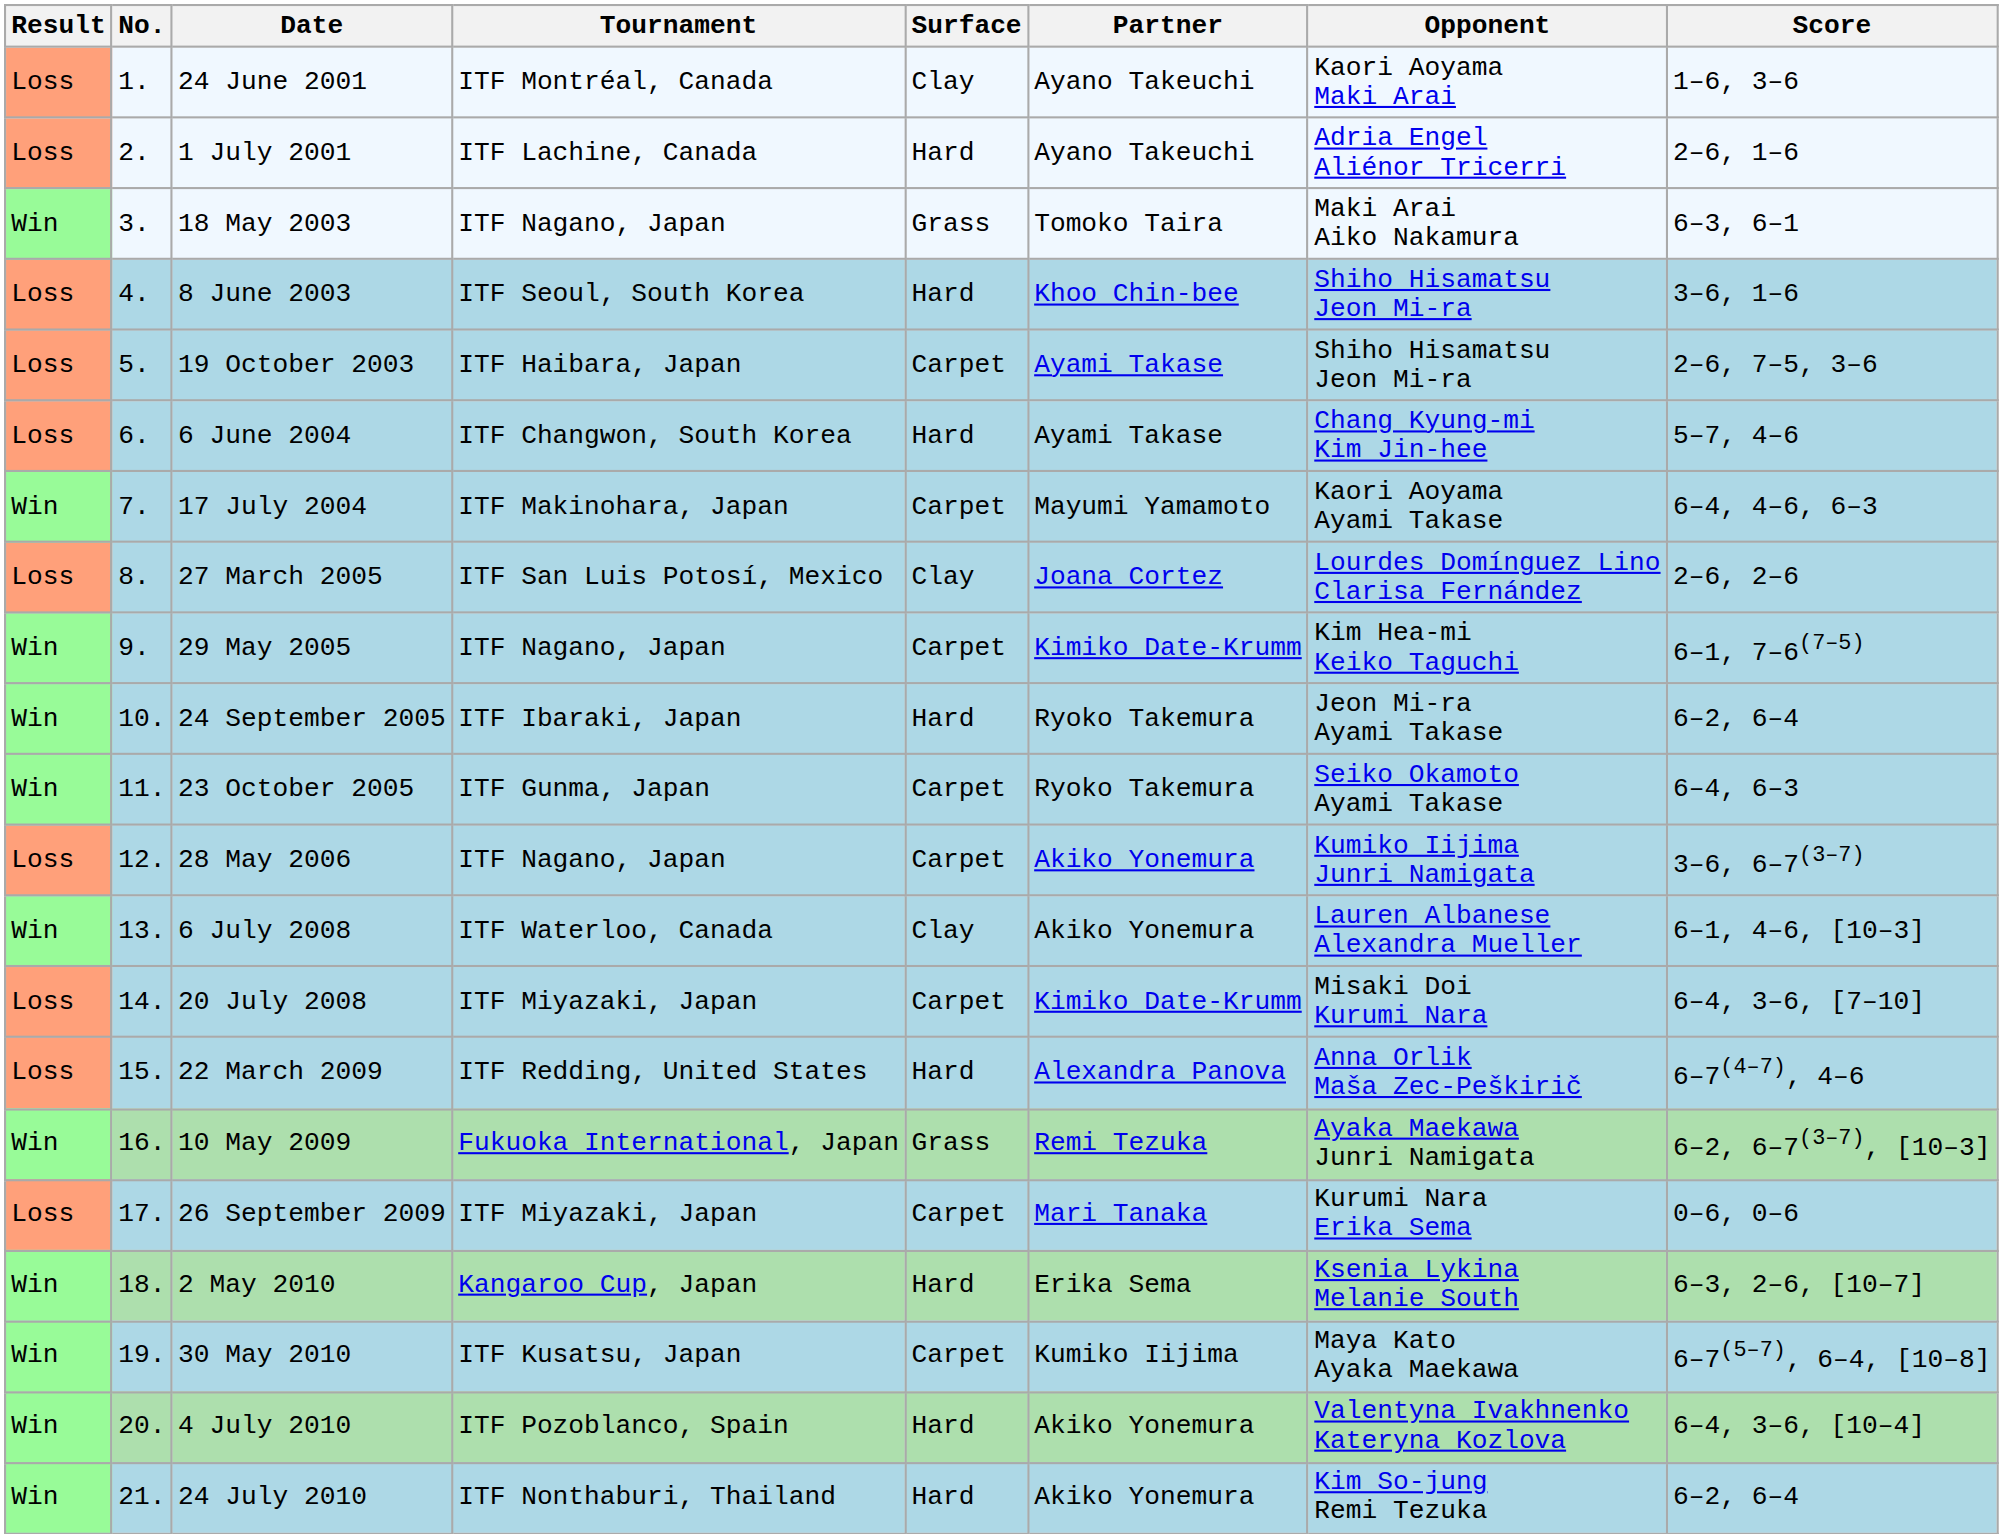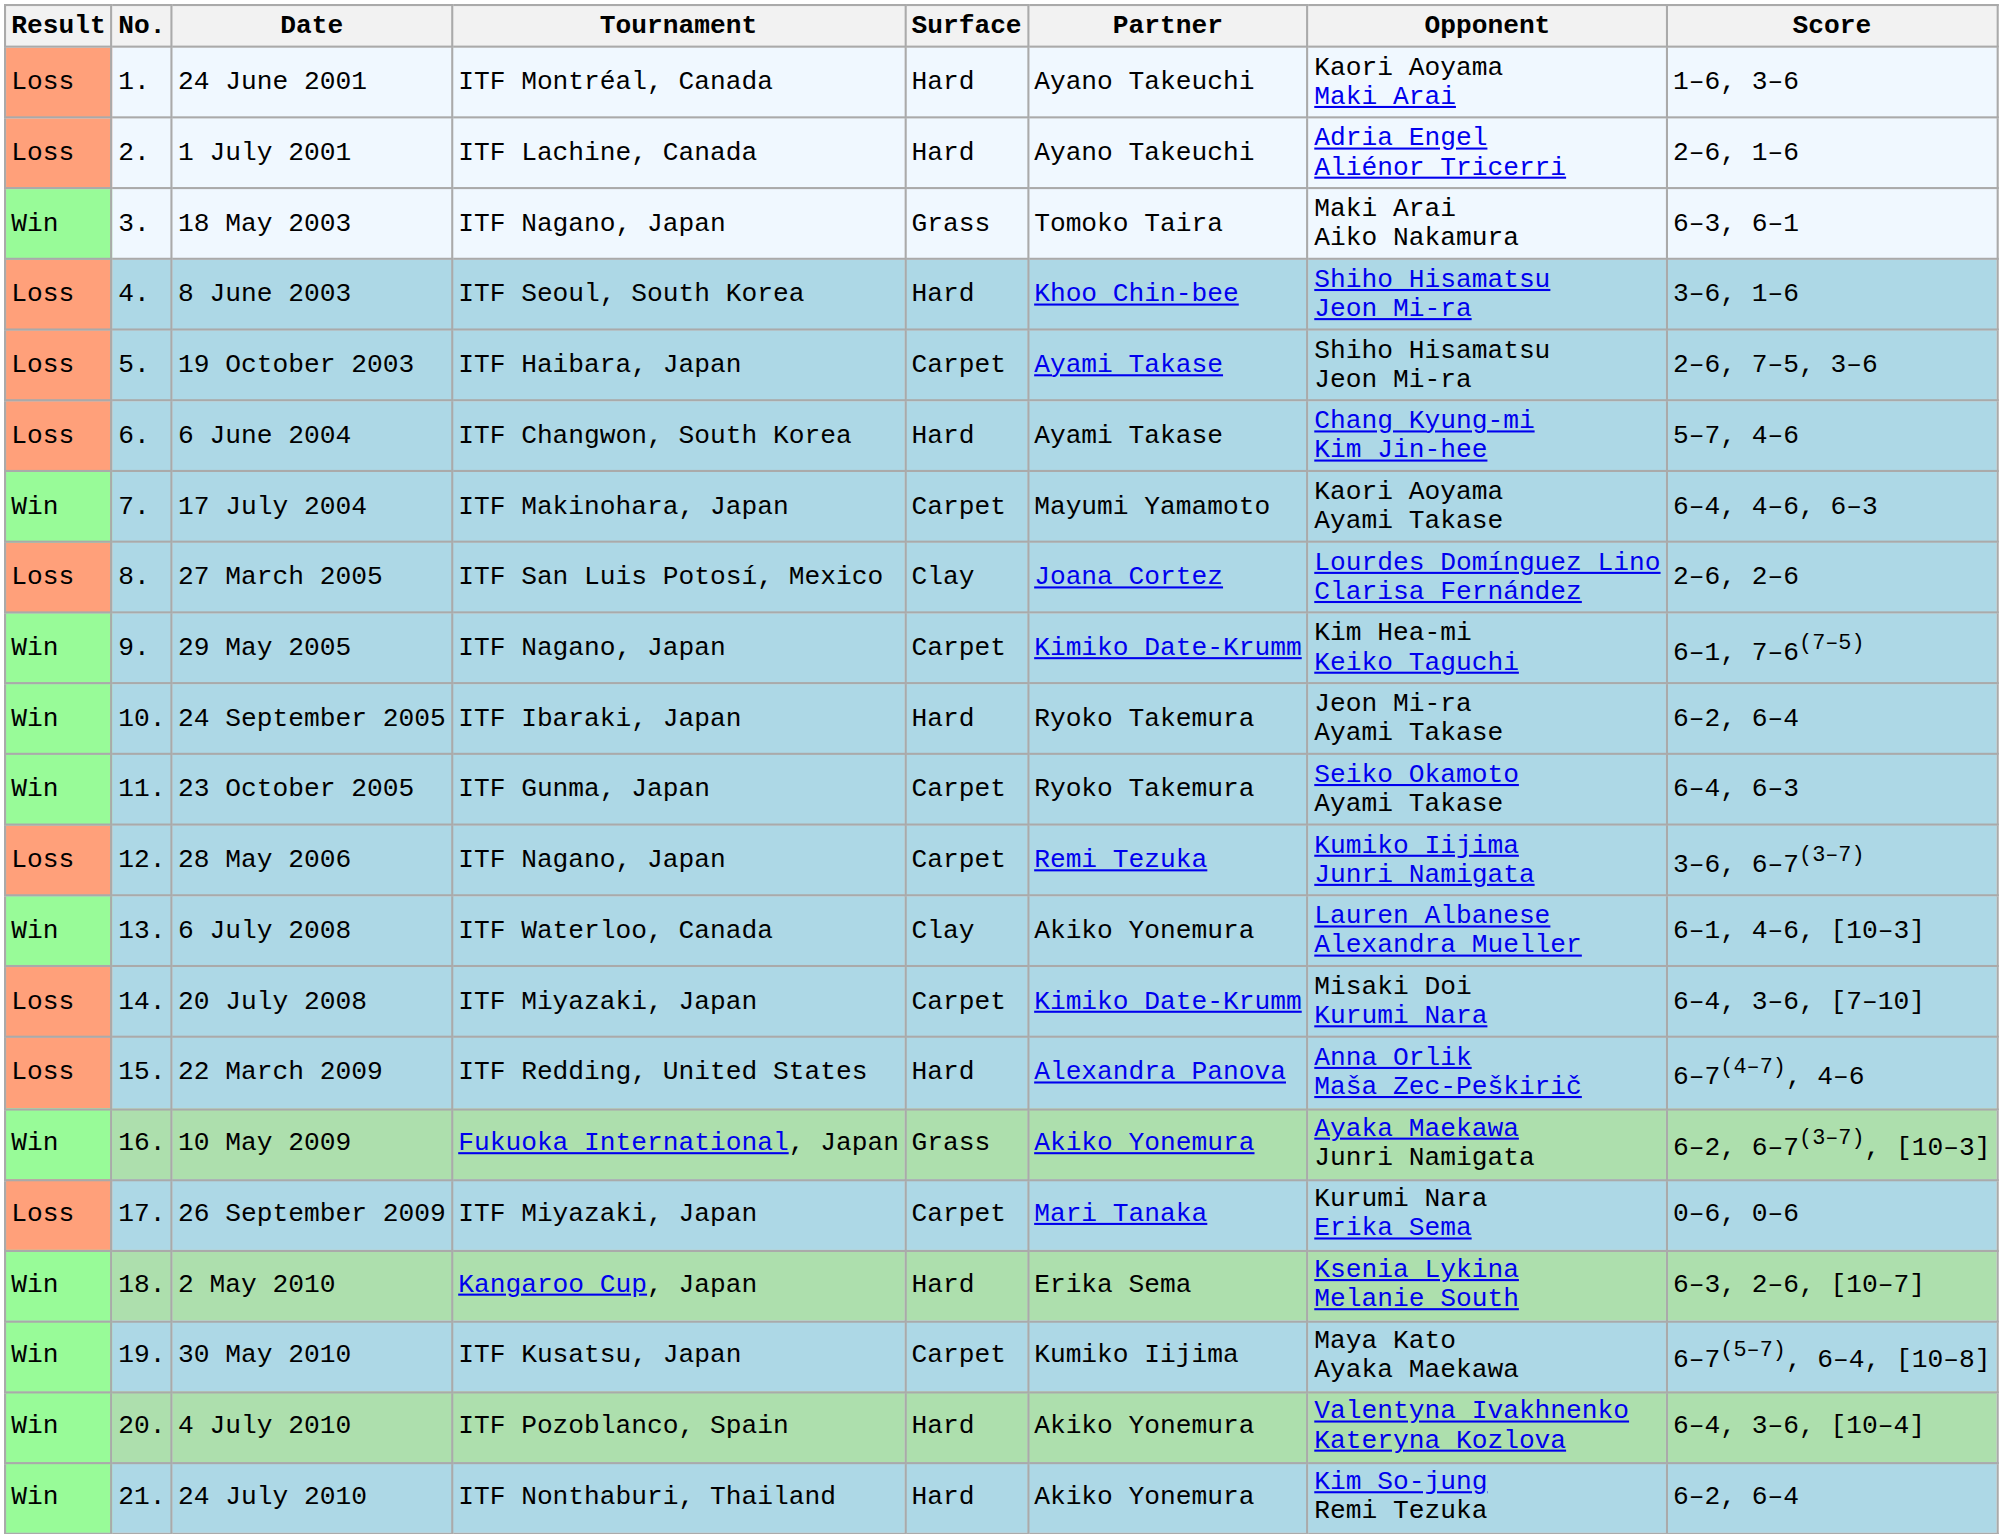(943, 82) Clay -> (943, 82) Hard
(1144, 860) Akiko Yonemura -> (1121, 860) Remi Tezuka
(1121, 1143) Remi Tezuka -> (1144, 1143) Akiko Yonemura
